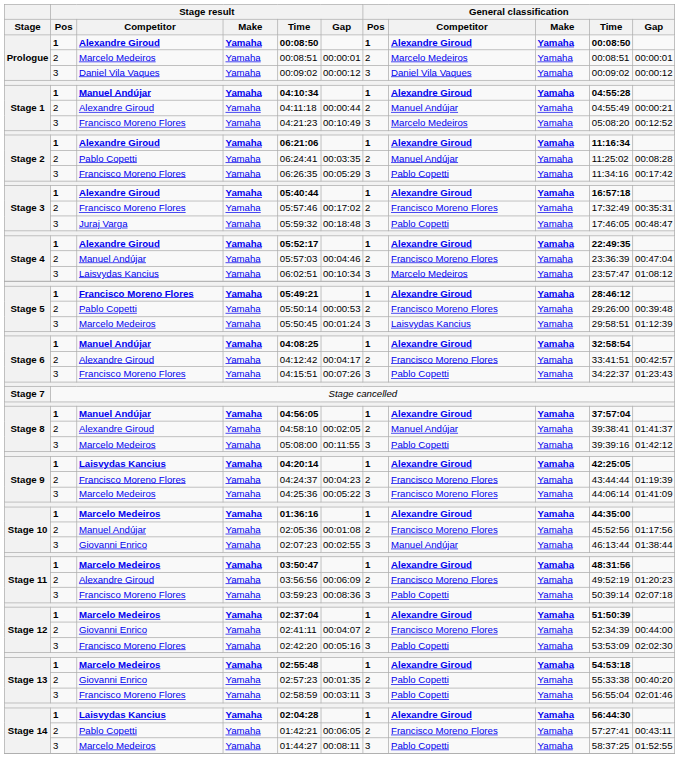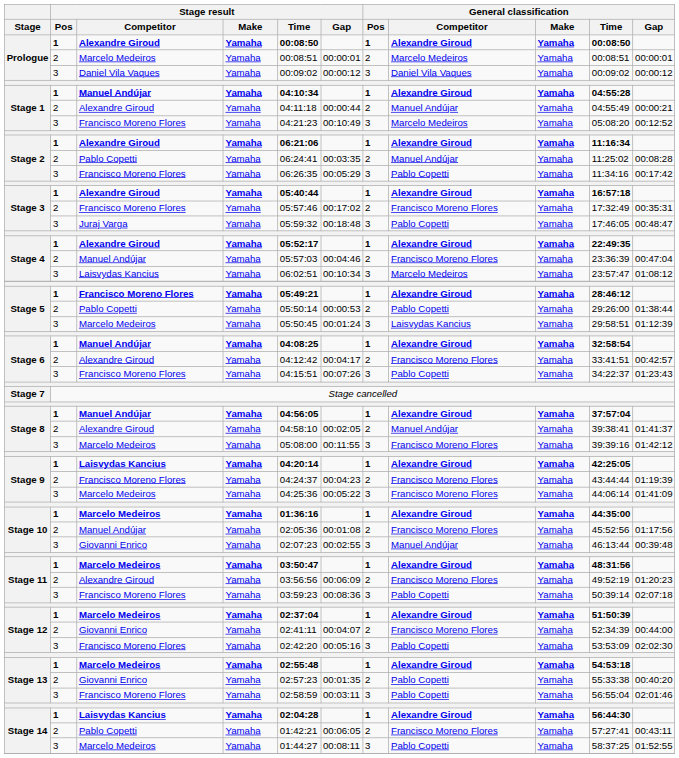(444, 308) Francisco Moreno Flores -> (420, 308) Pablo Copetti
(654, 308) 00:39:48 -> (654, 308) 01:38:44
(420, 444) Pablo Copetti -> (444, 444) Francisco Moreno Flores
(654, 544) 01:38:44 -> (654, 544) 00:39:48
